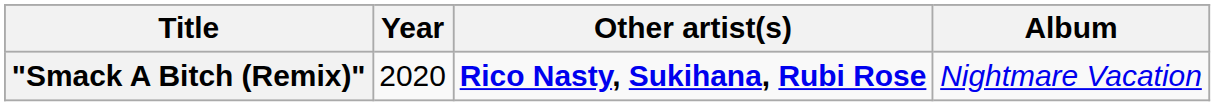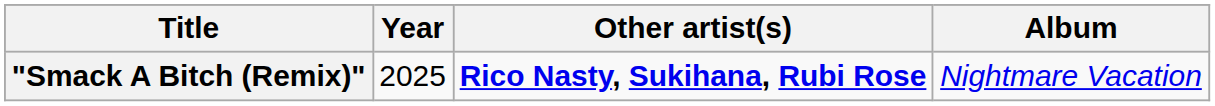(413, 75) 2020 -> (413, 75) 2025
